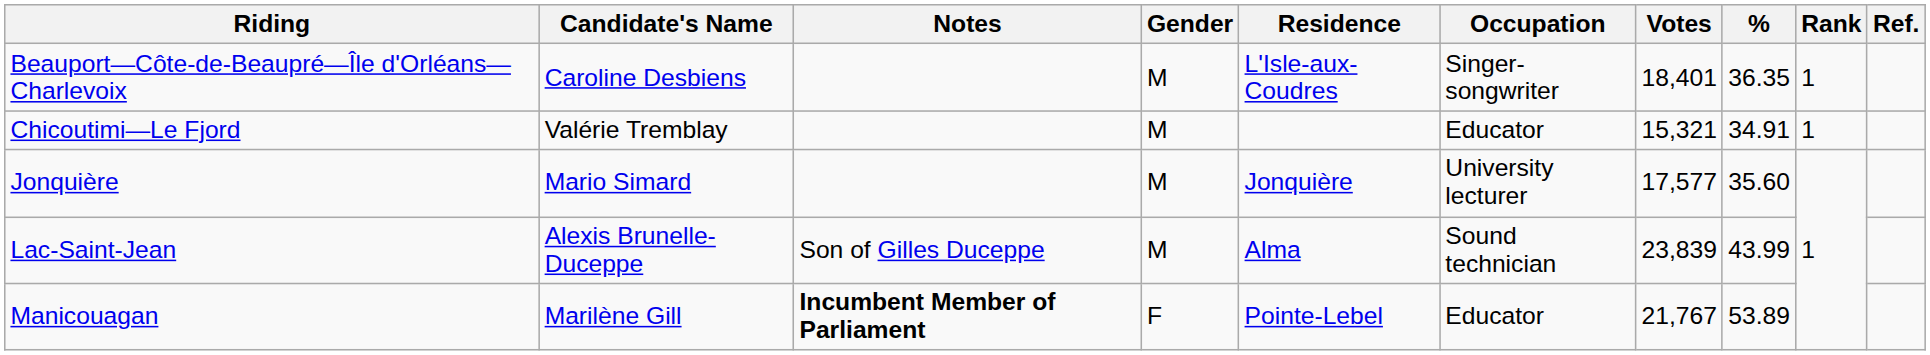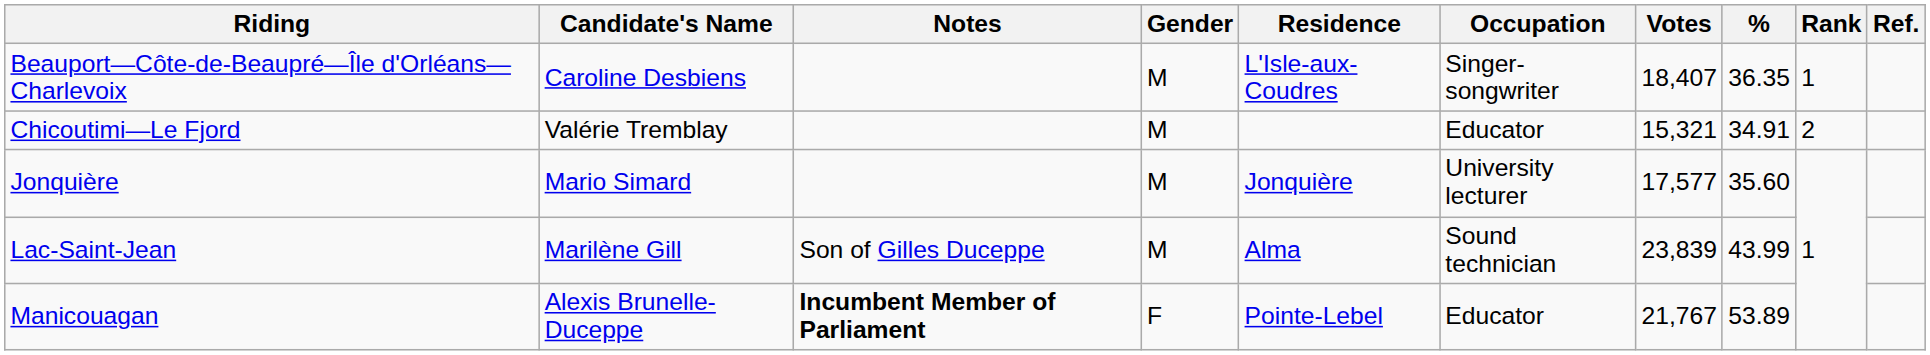(1679, 76) 18,401 -> (1679, 76) 18,407
(1808, 129) 1 -> (1808, 129) 2
(630, 249) Alexis Brunelle-Duceppe -> (613, 249) Marilène Gill
(613, 316) Marilène Gill -> (630, 316) Alexis Brunelle-Duceppe
